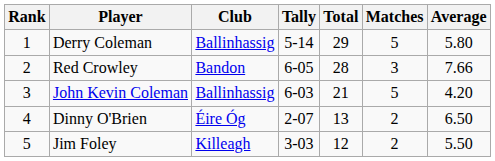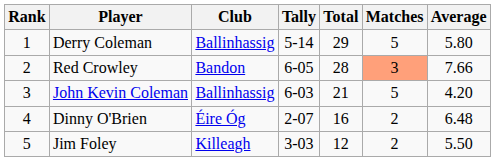(395, 67) no background -> (395, 67) lightsalmon background
(341, 118) 13 -> (341, 118) 16
(459, 118) 6.50 -> (459, 118) 6.48
